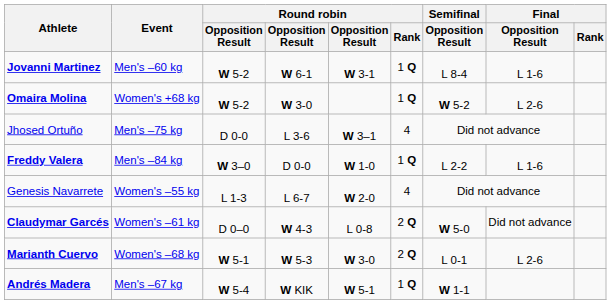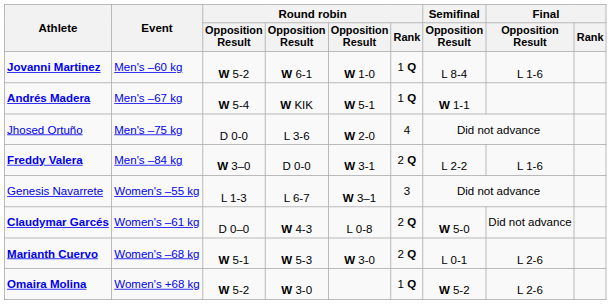(360, 74) W 3-1 -> (360, 74) W 1-0
rows swapped: (49, 285) <-> (47, 99)
(360, 136) W 3–1 -> (360, 136) W 2-0
(360, 167) W 1-0 -> (360, 167) W 3-1
(407, 161) 1 Q -> (407, 161) 2 Q
(360, 198) W 2-0 -> (360, 198) W 3–1
(407, 192) 4 -> (407, 192) 3
